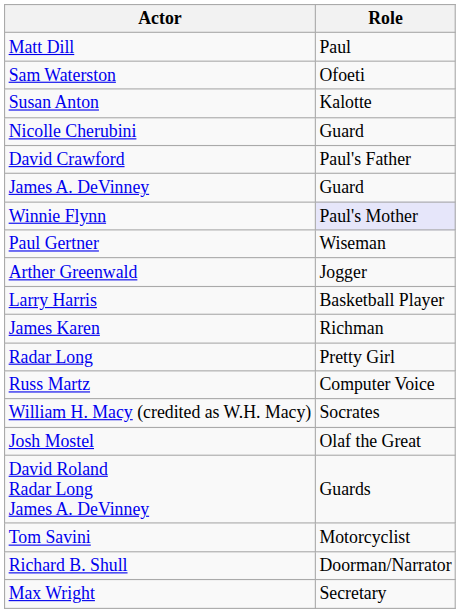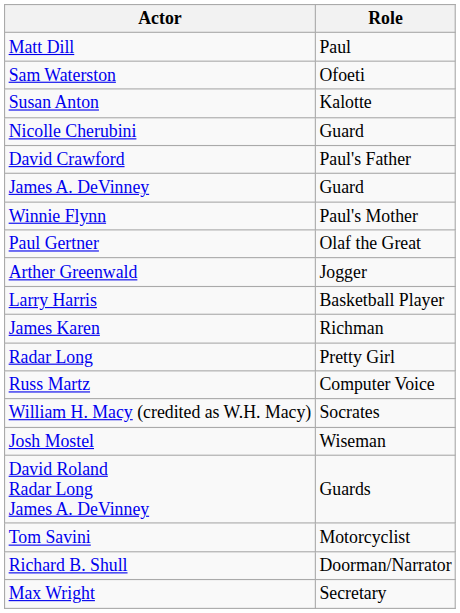(369, 215) lavender background -> (369, 215) no background
(353, 243) Wiseman -> (370, 243) Olaf the Great
(370, 441) Olaf the Great -> (353, 441) Wiseman
